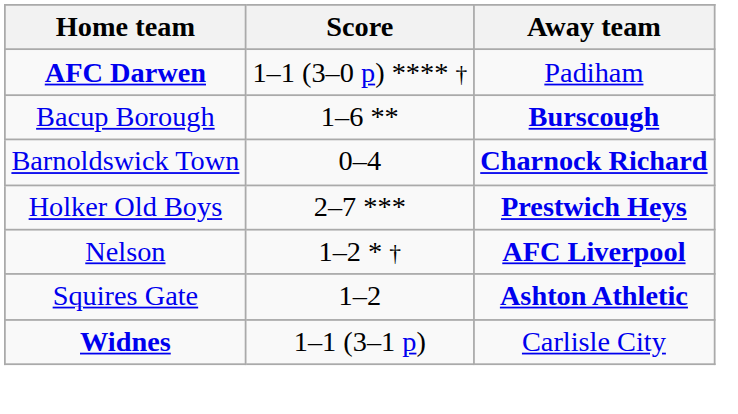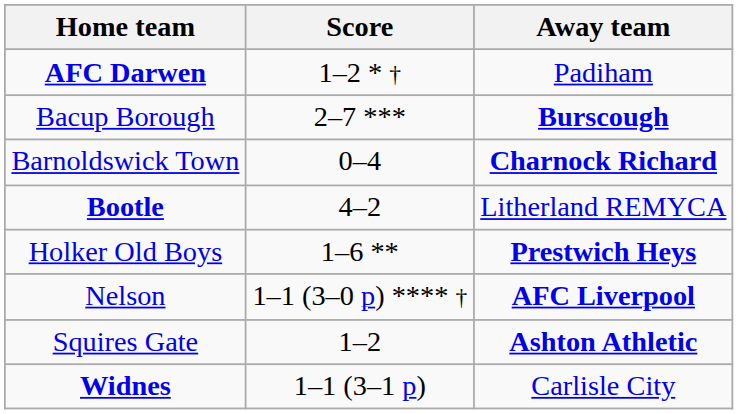(360, 71) 1–1 (3–0 p) **** † -> (360, 71) 1–2 * †
(360, 116) 1–6 ** -> (360, 116) 2–7 ***
+ row: (125, 206)
(360, 206) 2–7 *** -> (360, 251) 1–6 **
(360, 251) 1–2 * † -> (360, 296) 1–1 (3–0 p) **** †
